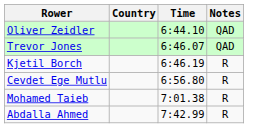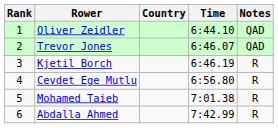+ column: (19, 13)
